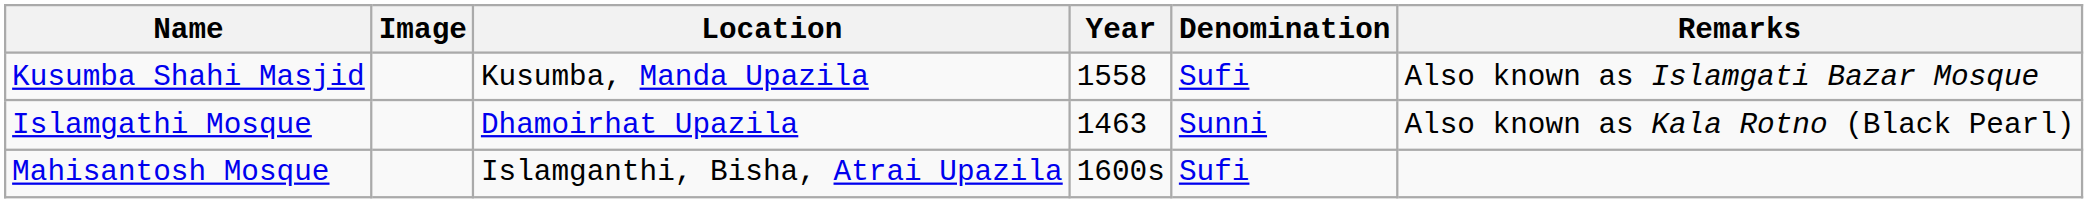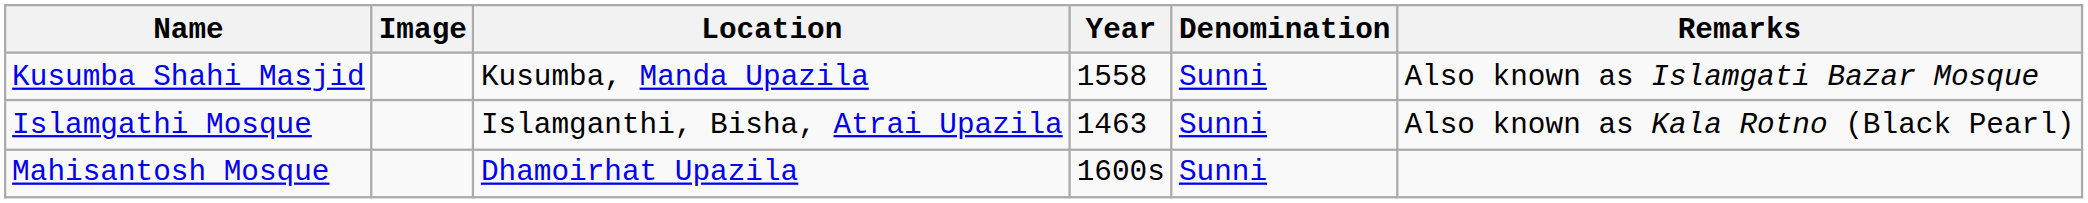(1214, 77) Sufi -> (1223, 77) Sunni
(640, 125) Dhamoirhat Upazila -> (772, 125) Islamganthi, Bisha, Atrai Upazila
(772, 173) Islamganthi, Bisha, Atrai Upazila -> (640, 173) Dhamoirhat Upazila
(1214, 173) Sufi -> (1223, 173) Sunni
